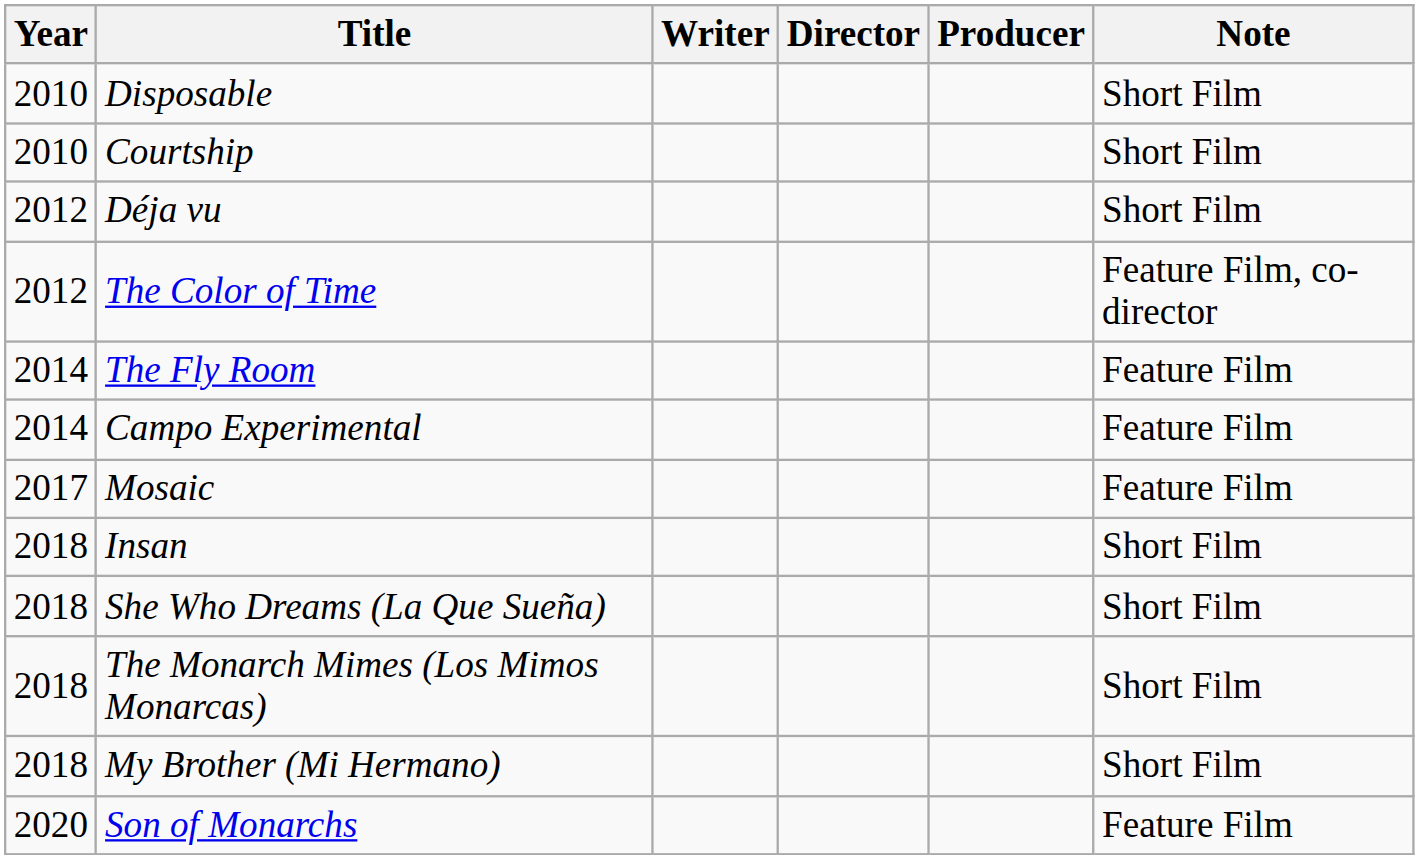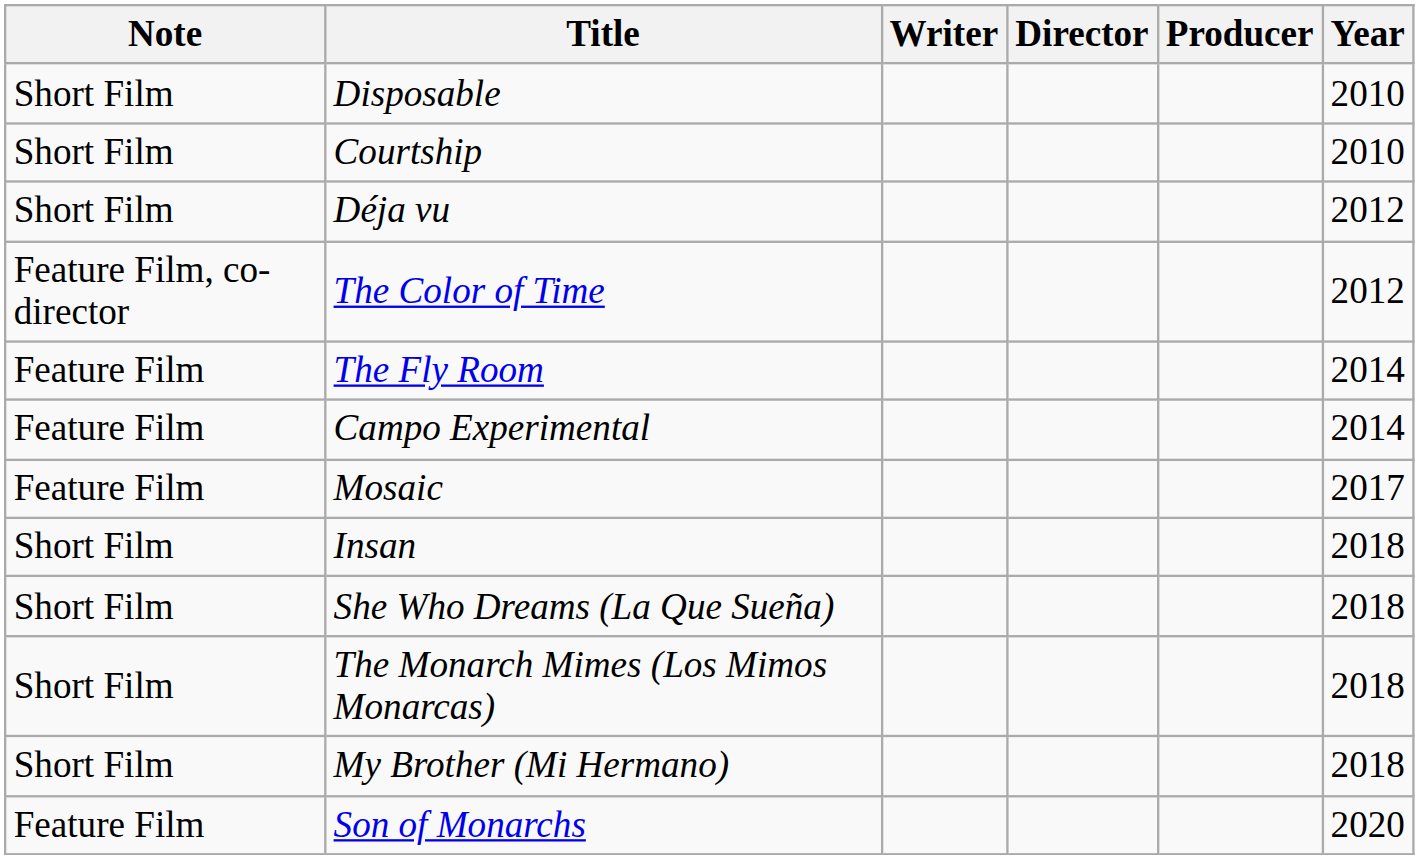columns swapped: (51, 33) <-> (1253, 33)
